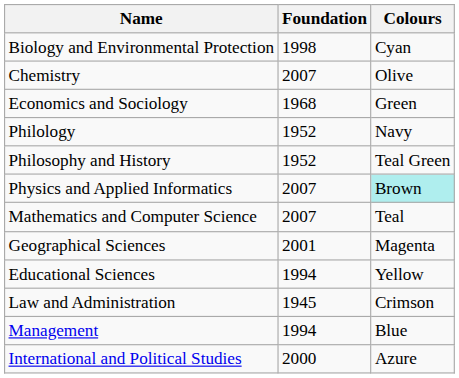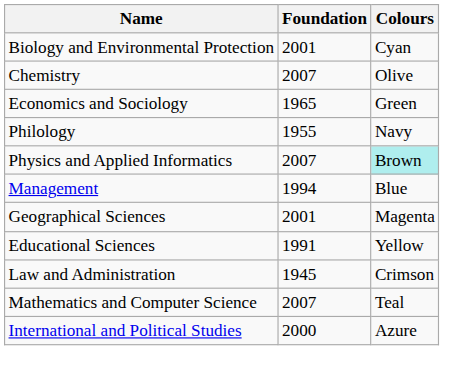(299, 47) 1998 -> (299, 47) 2001
(299, 103) 1968 -> (299, 103) 1965
(299, 132) 1952 -> (299, 132) 1955
- row: (90, 160)
rows swapped: (133, 217) <-> (53, 330)
(299, 273) 1994 -> (299, 245) 1991
